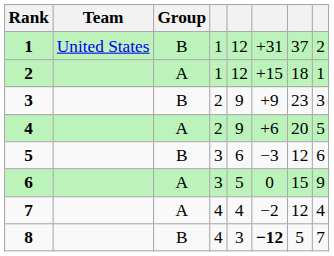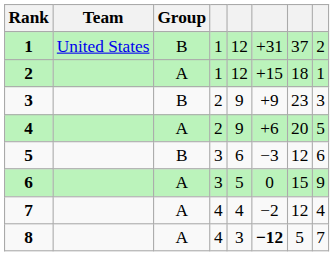(182, 237) B -> (182, 237) A
